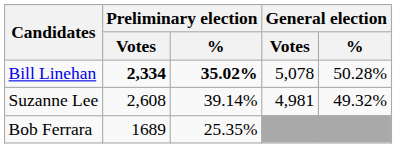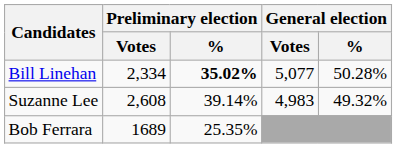(146, 73) bold -> (146, 73) normal
(295, 73) 5,078 -> (295, 73) 5,077
(295, 101) 4,981 -> (295, 101) 4,983
